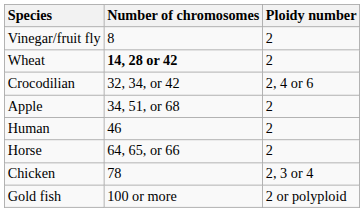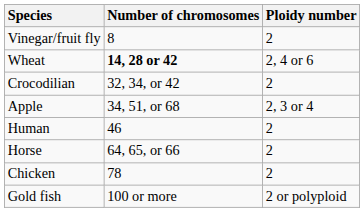(269, 60) 2 -> (290, 60) 2, 4 or 6
(290, 83) 2, 4 or 6 -> (269, 83) 2
(269, 106) 2 -> (290, 106) 2, 3 or 4
(290, 173) 2, 3 or 4 -> (269, 173) 2
